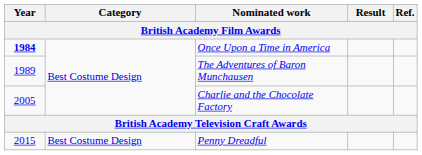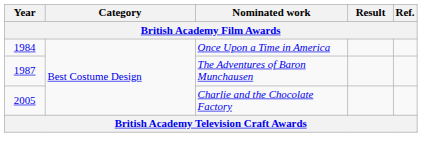(25, 47) bold -> (25, 47) normal
(25, 71) 1989 -> (25, 71) 1987
- row: (232, 141)
